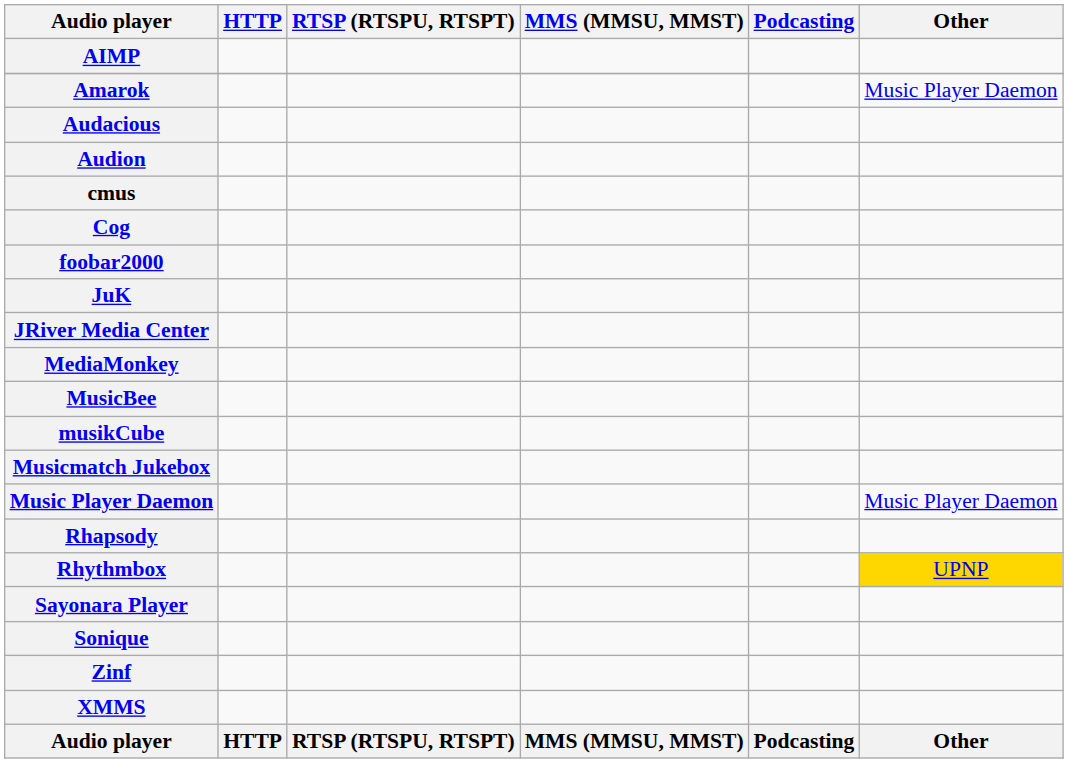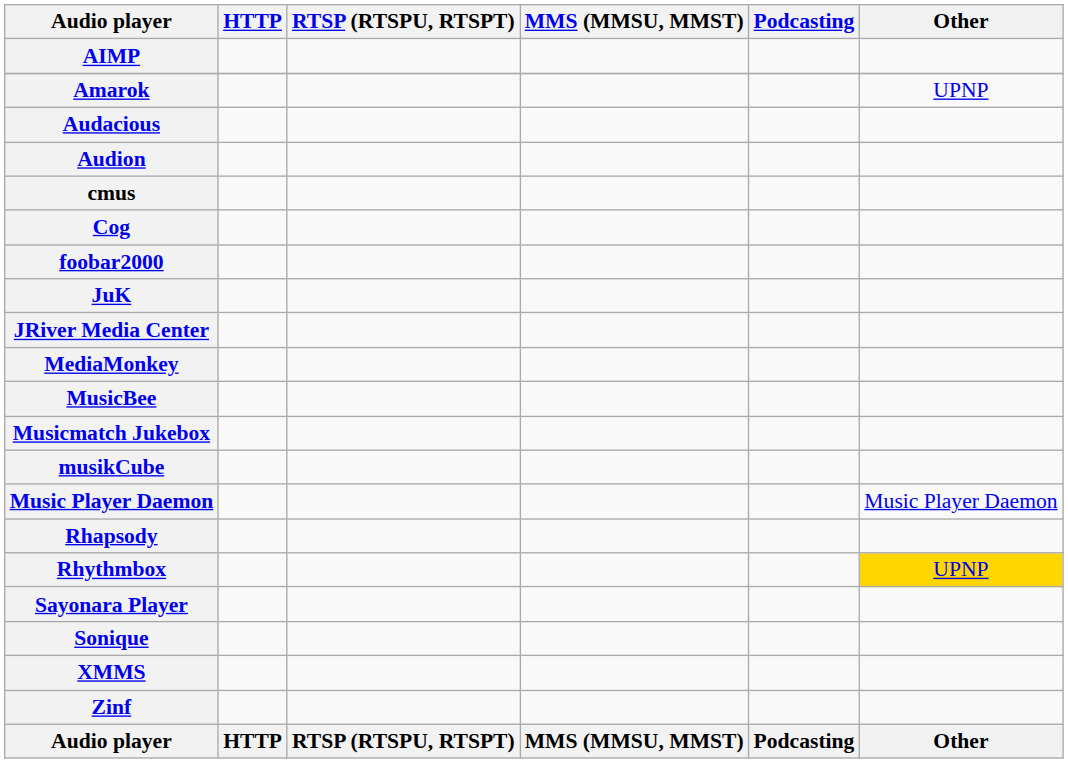(961, 90) Music Player Daemon -> (961, 90) UPNP
rows swapped: (111, 466) <-> (111, 432)
rows swapped: (111, 706) <-> (111, 672)
